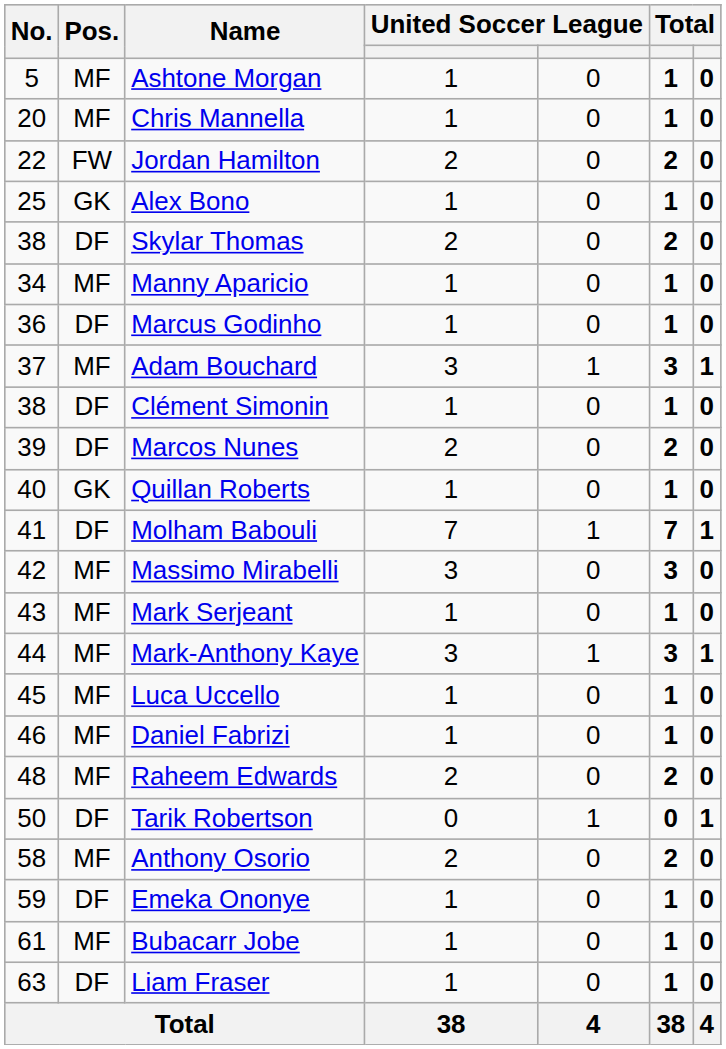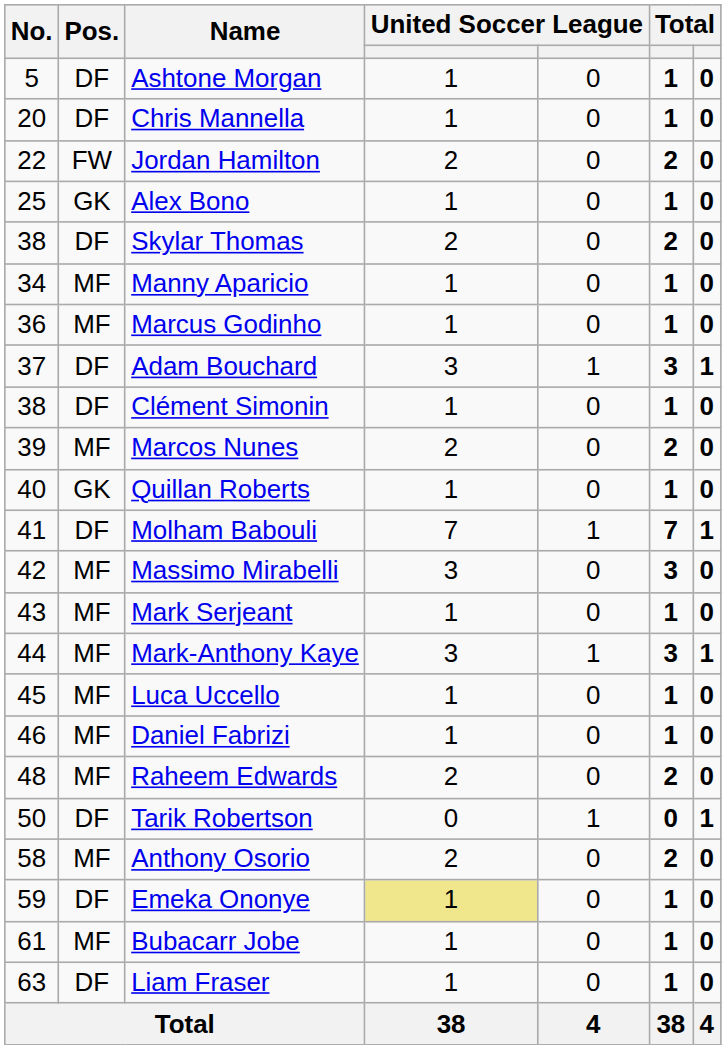(92, 78) MF -> (92, 78) DF
(92, 119) MF -> (92, 119) DF
(92, 324) DF -> (92, 324) MF
(92, 365) MF -> (92, 365) DF
(92, 448) DF -> (92, 448) MF
(451, 900) no background -> (451, 900) khaki background
